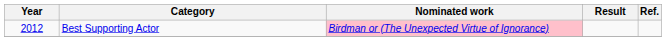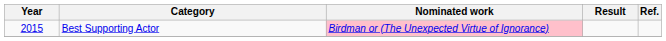(32, 28) 2012 -> (32, 28) 2015
